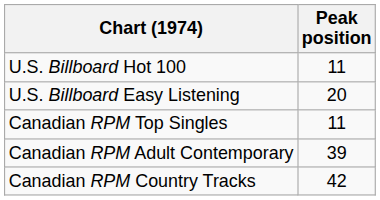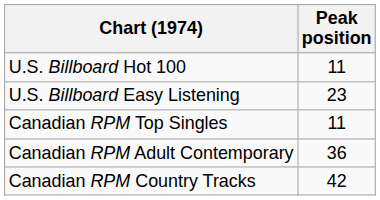(337, 95) 20 -> (337, 95) 23
(337, 152) 39 -> (337, 152) 36
